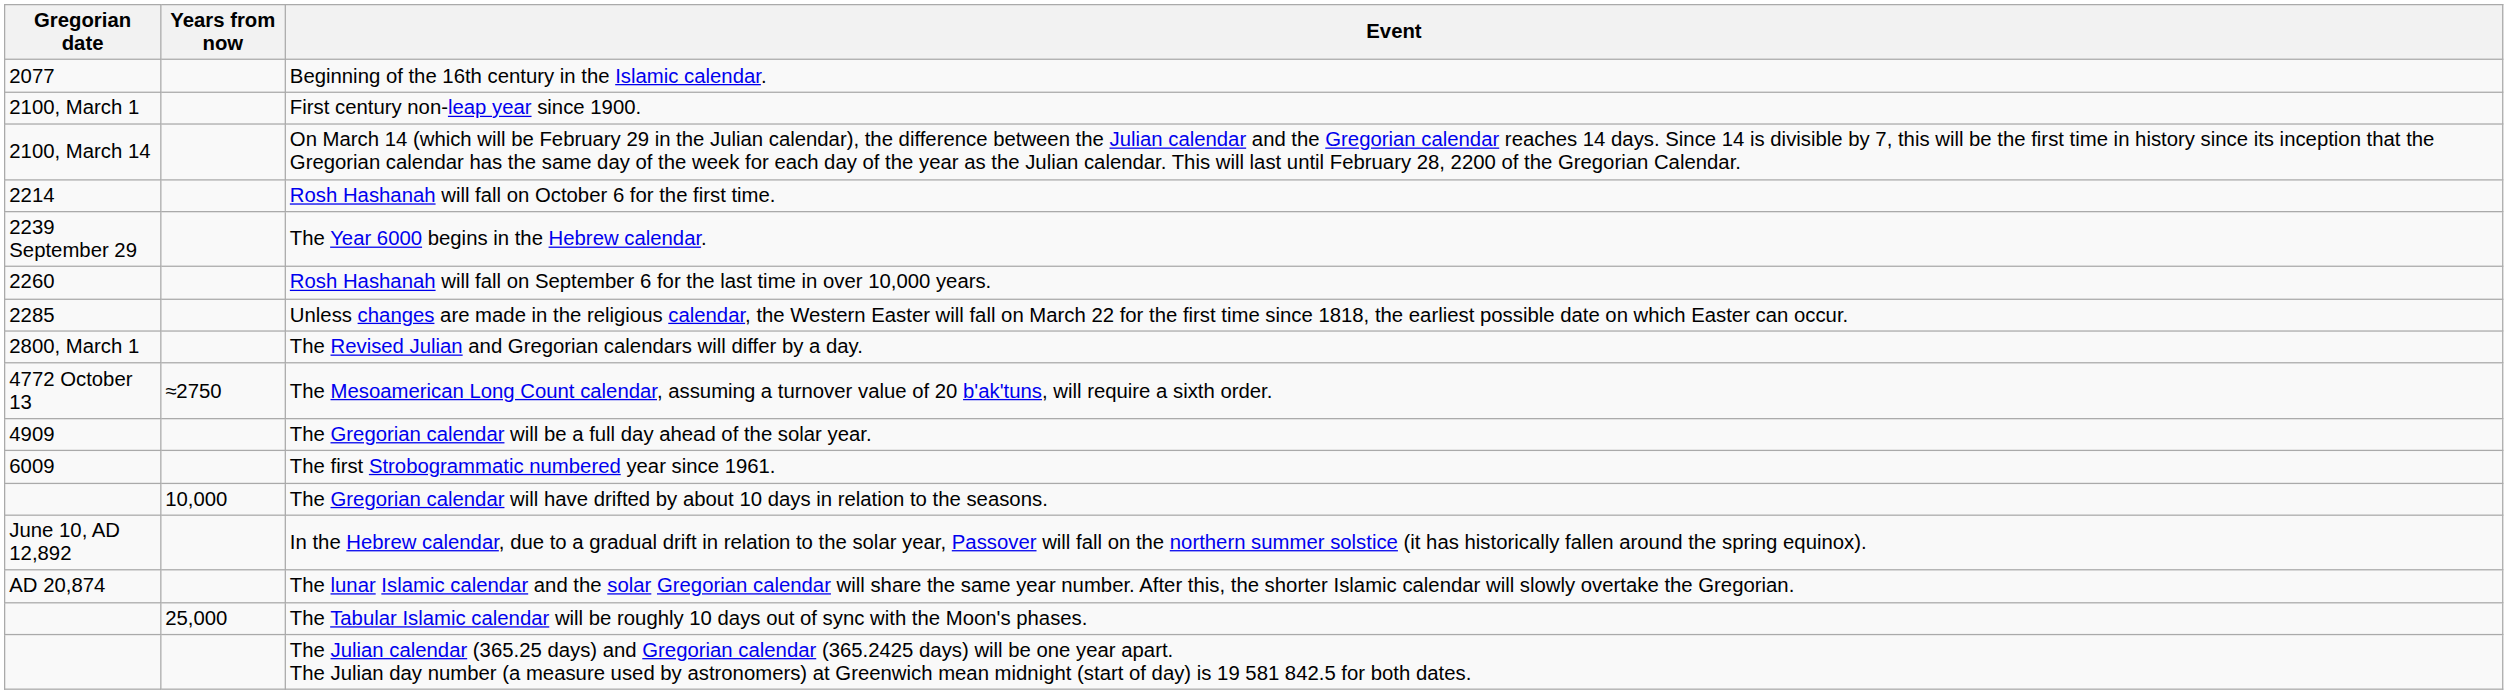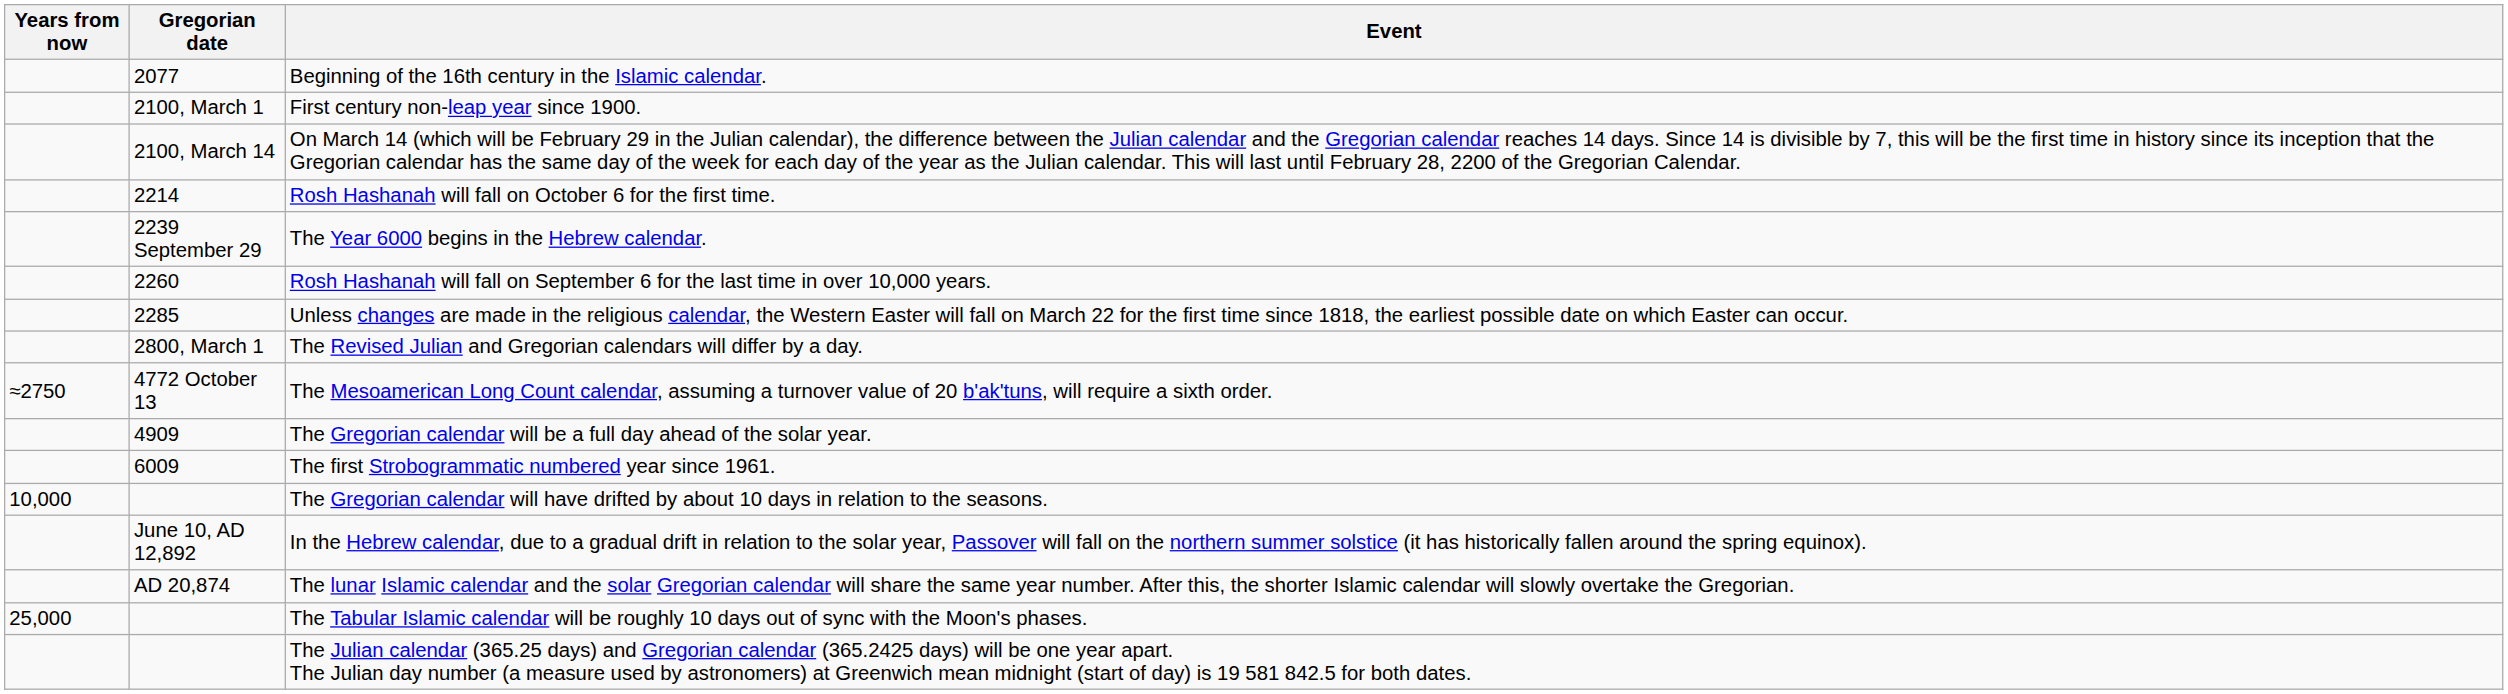columns swapped: (223, 32) <-> (83, 32)
